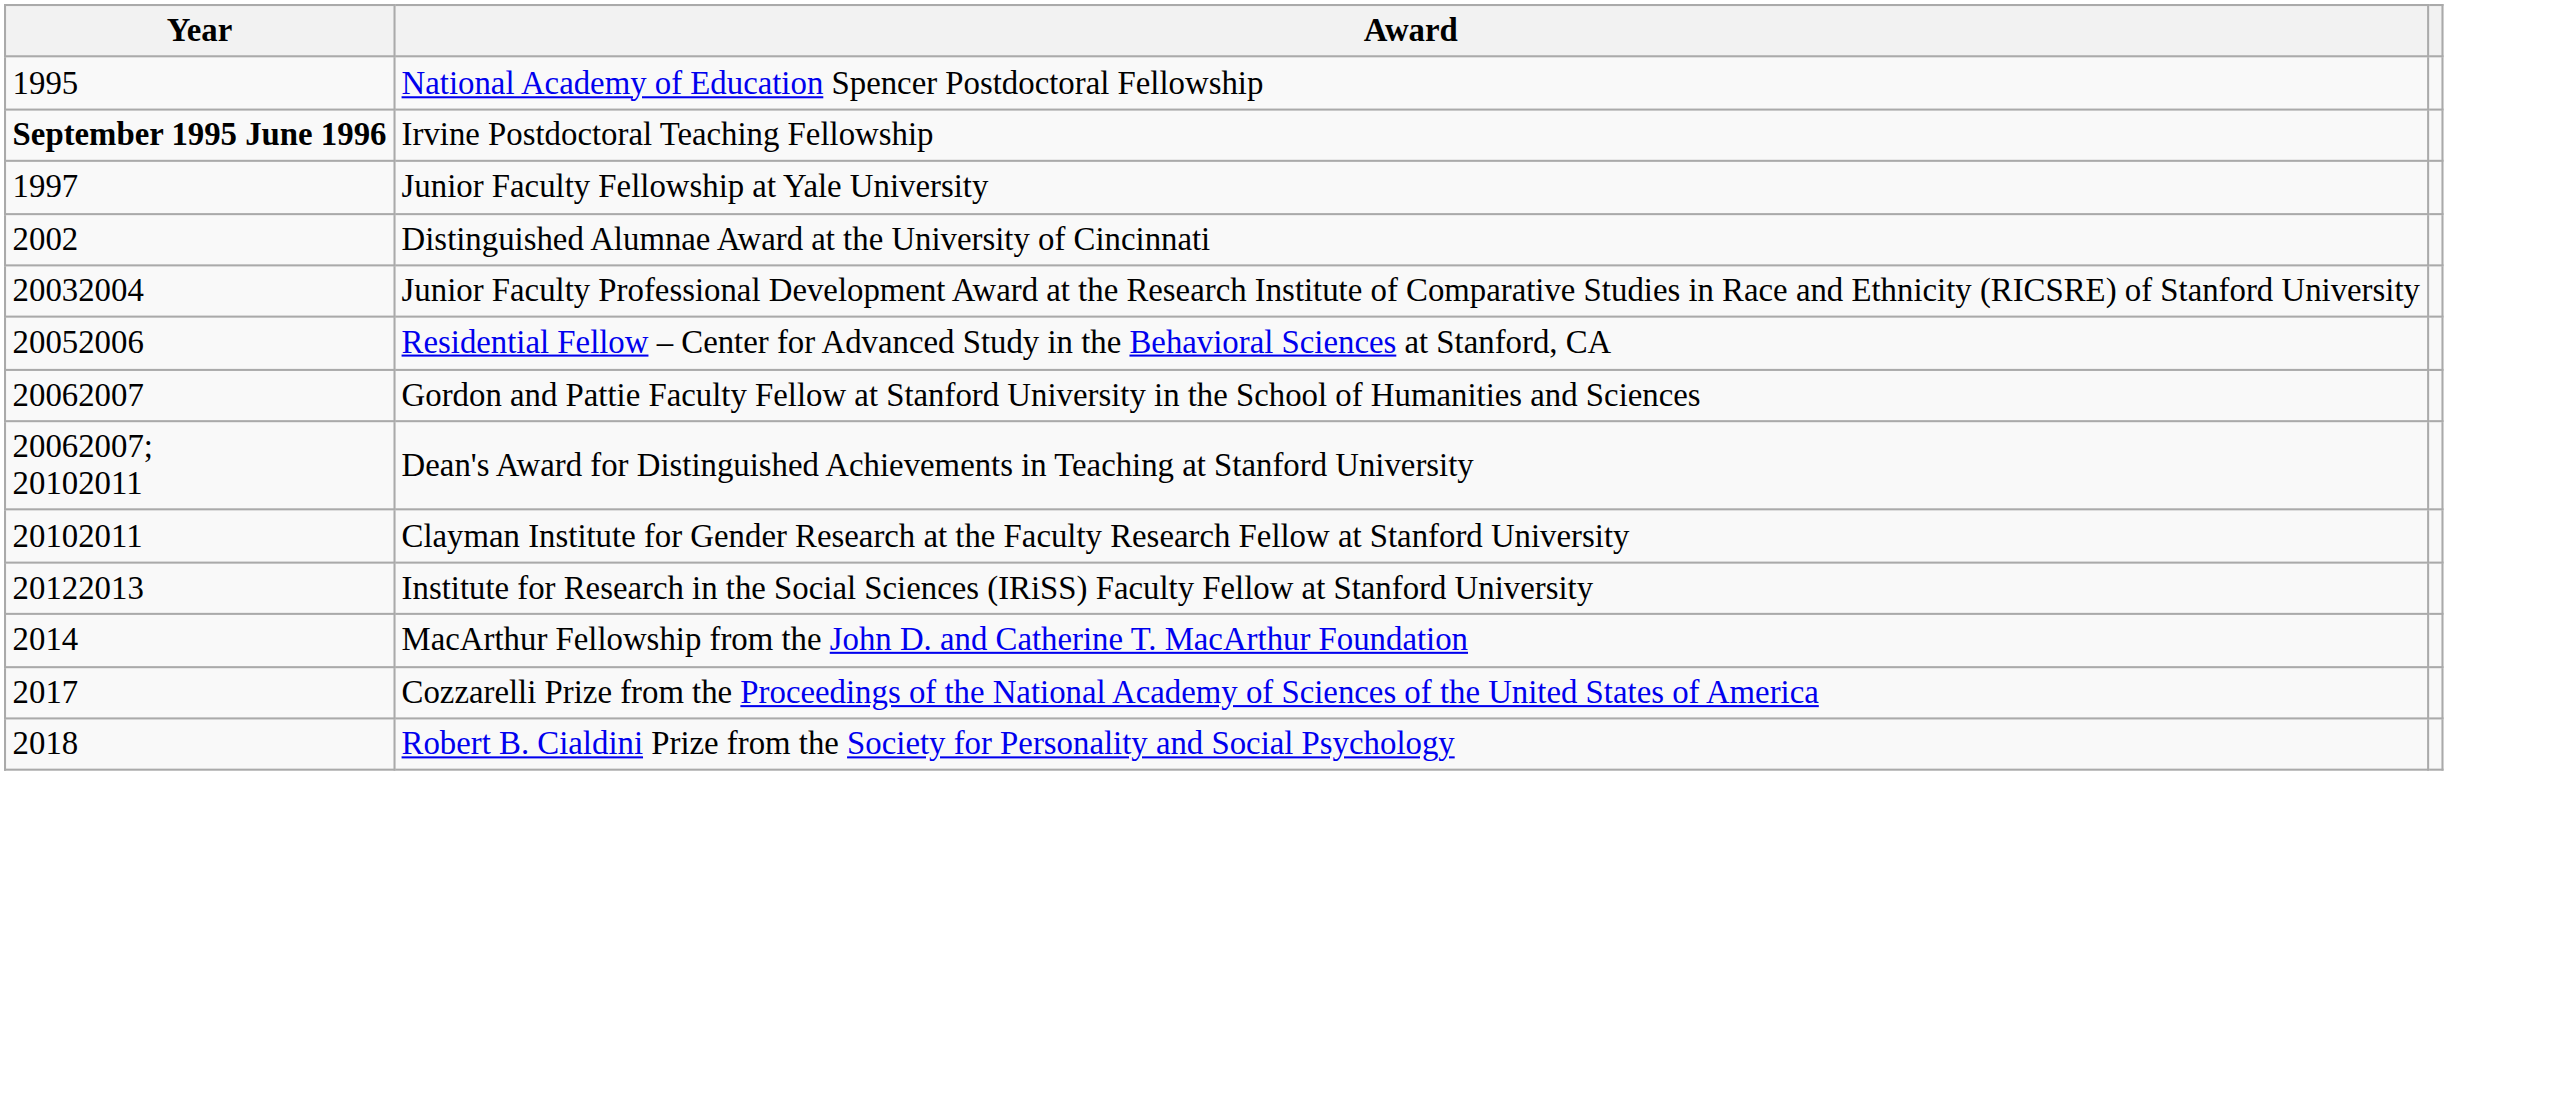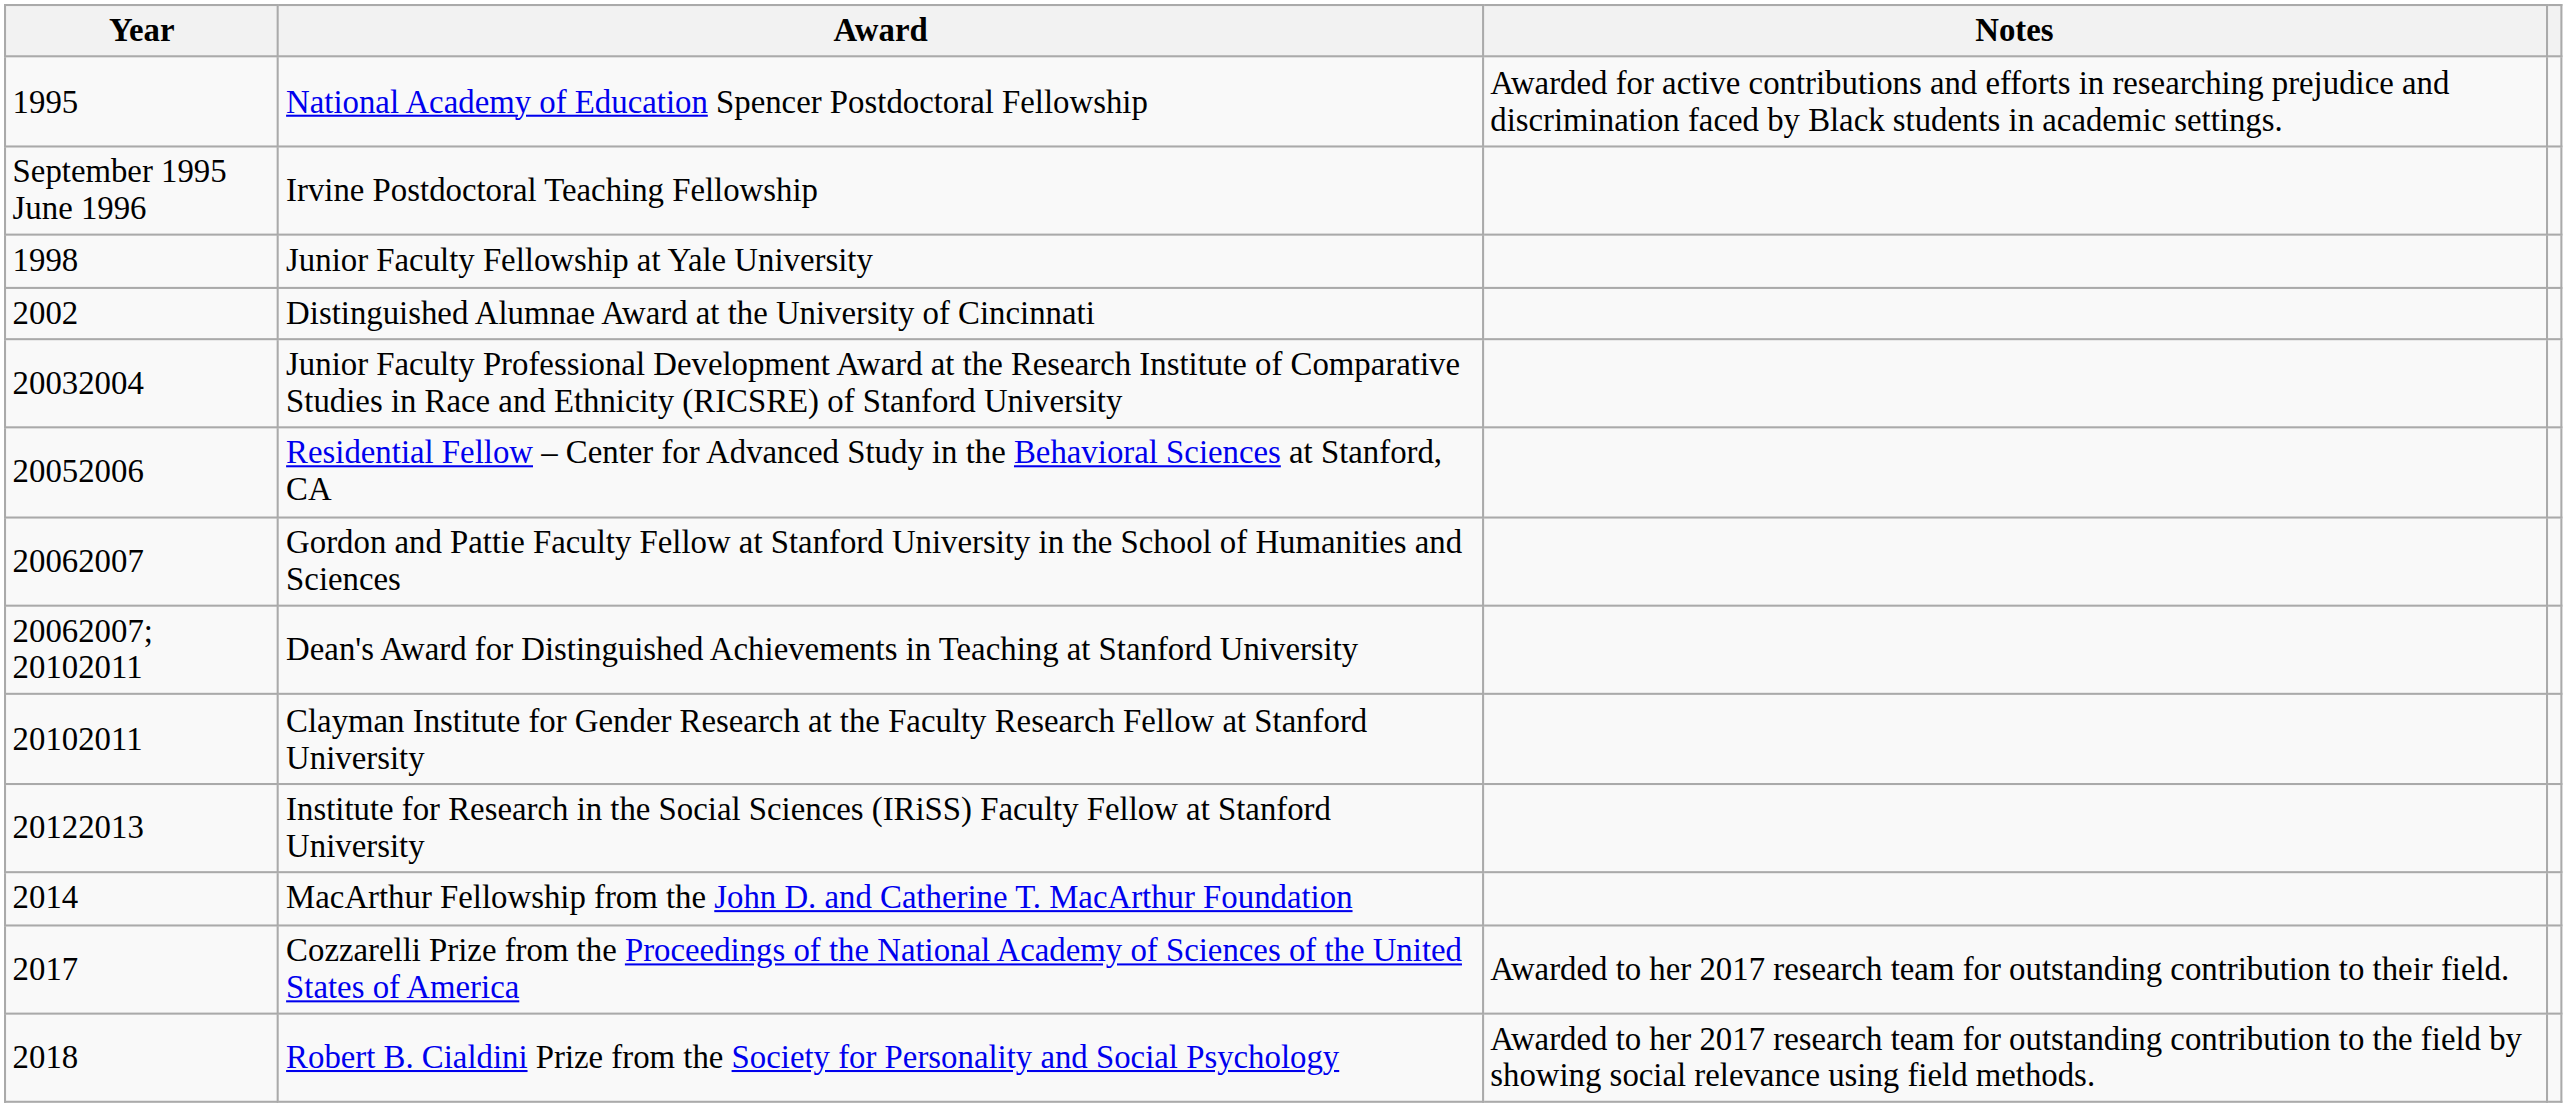+ column: (2014, 30)
(200, 134) bold -> (120, 189) normal
(45, 186) 1997 -> (45, 260) 1998
